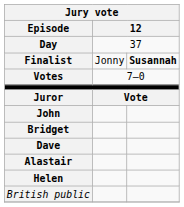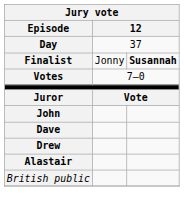- row: (48, 130)
+ row: (48, 146)
- row: (48, 178)
